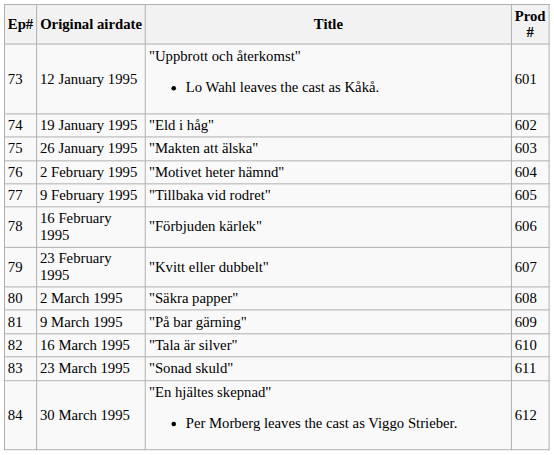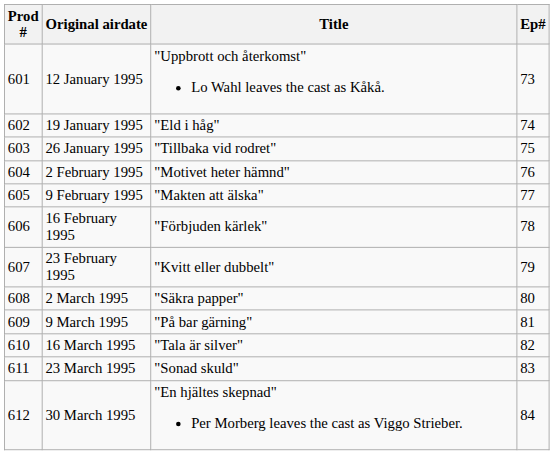columns swapped: (21, 24) <-> (530, 24)
(204, 148) "Makten att älska" -> (215, 148) "Tillbaka vid rodret"
(210, 195) "Tillbaka vid rodret" -> (209, 195) "Makten att älska"
